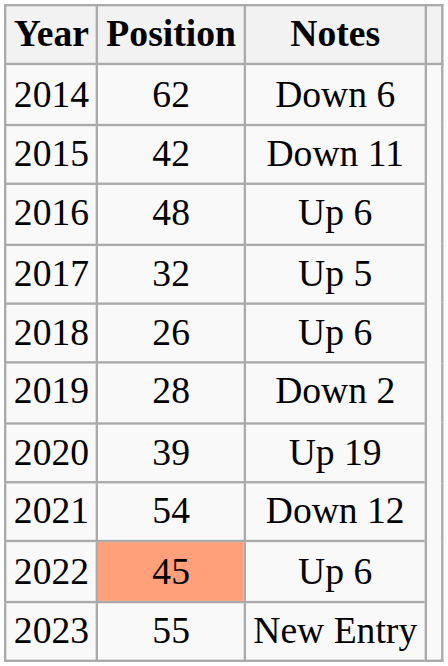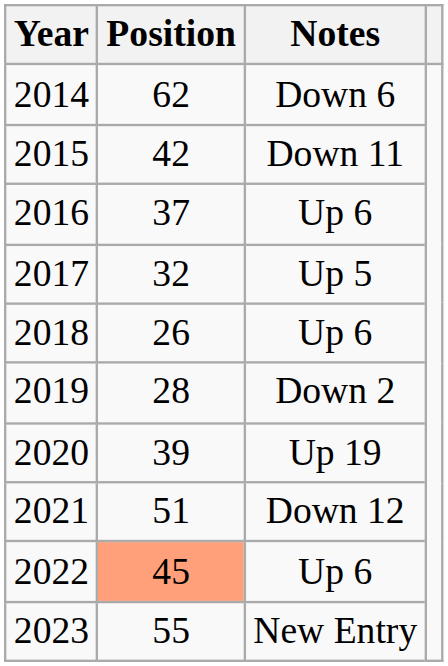(171, 213) 48 -> (171, 213) 37
(171, 511) 54 -> (171, 511) 51
